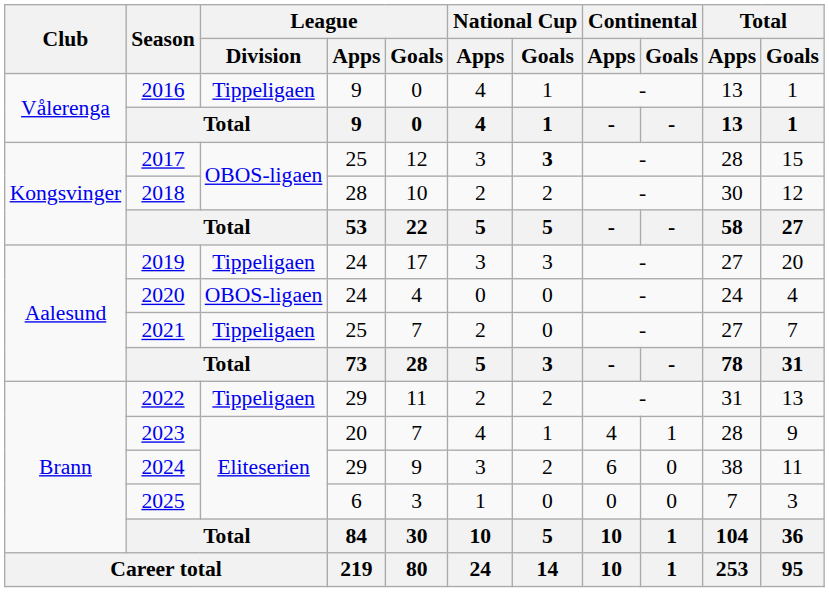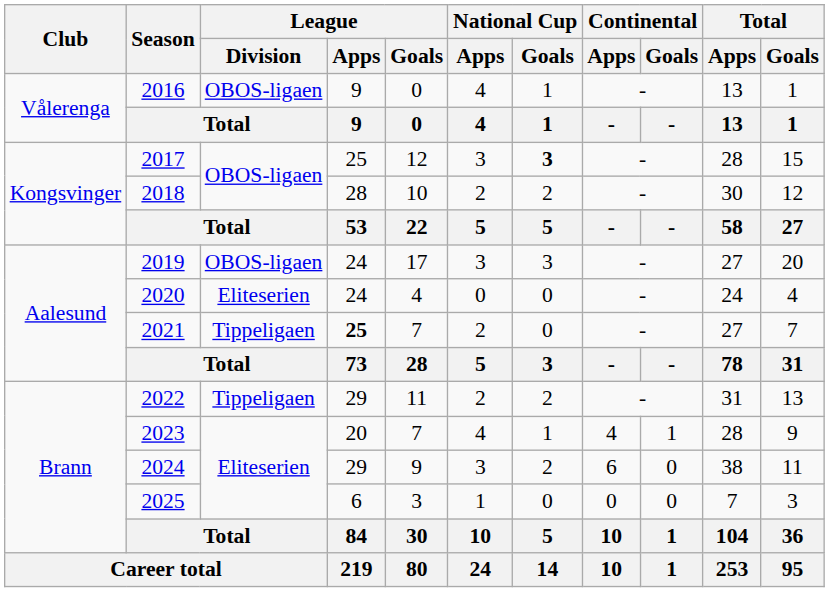(264, 90) Tippeligaen -> (264, 90) OBOS-ligaen
(264, 261) Tippeligaen -> (264, 261) OBOS-ligaen
(264, 295) OBOS-ligaen -> (264, 295) Eliteserien
(356, 329) normal -> (356, 329) bold
